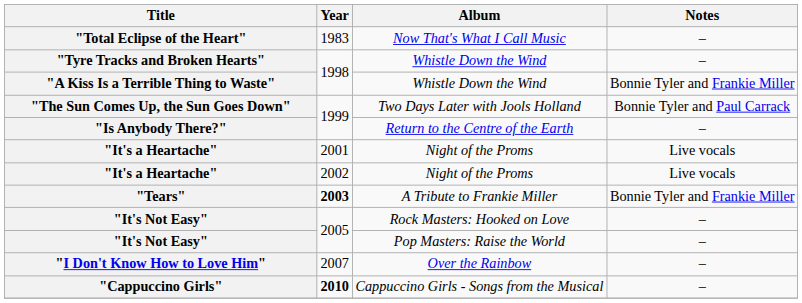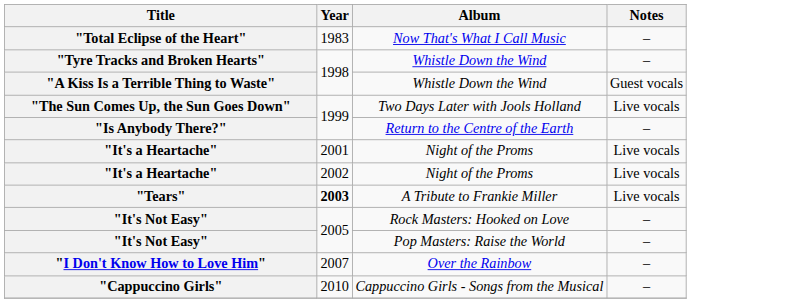(702, 83) Bonnie Tyler and Frankie Miller -> (647, 83) Guest vocals
(702, 106) Bonnie Tyler and Paul Carrack -> (647, 106) Live vocals
(702, 196) Bonnie Tyler and Frankie Miller -> (647, 196) Live vocals
(335, 286) bold -> (335, 286) normal
